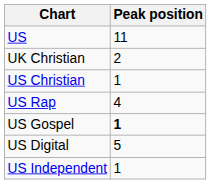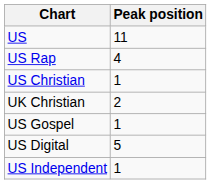rows swapped: (32, 102) <-> (46, 59)
(117, 124) bold -> (117, 124) normal
